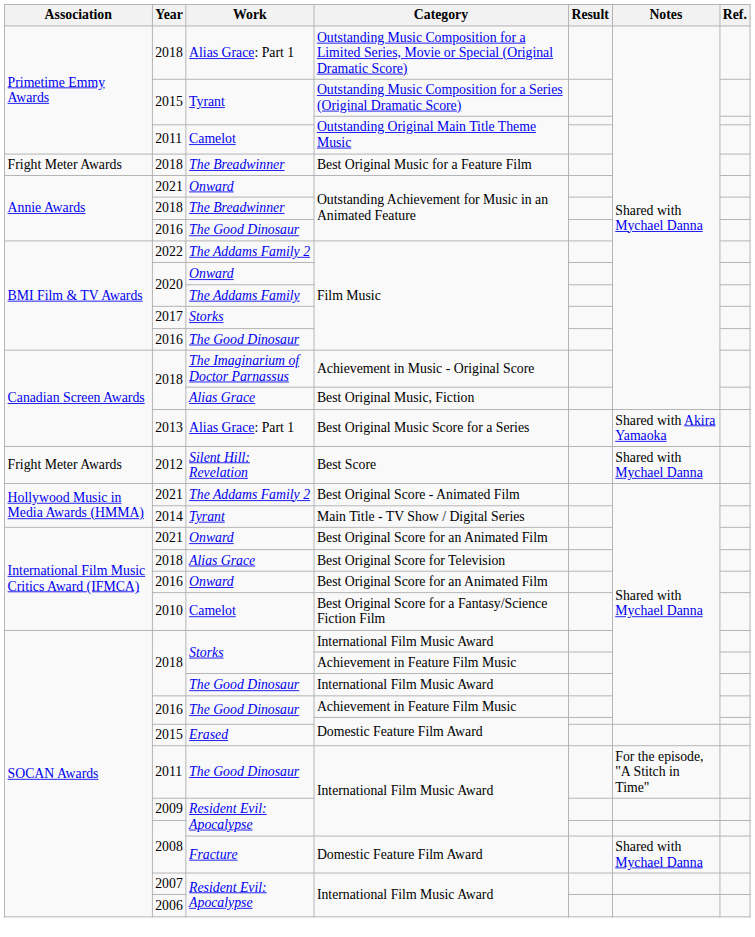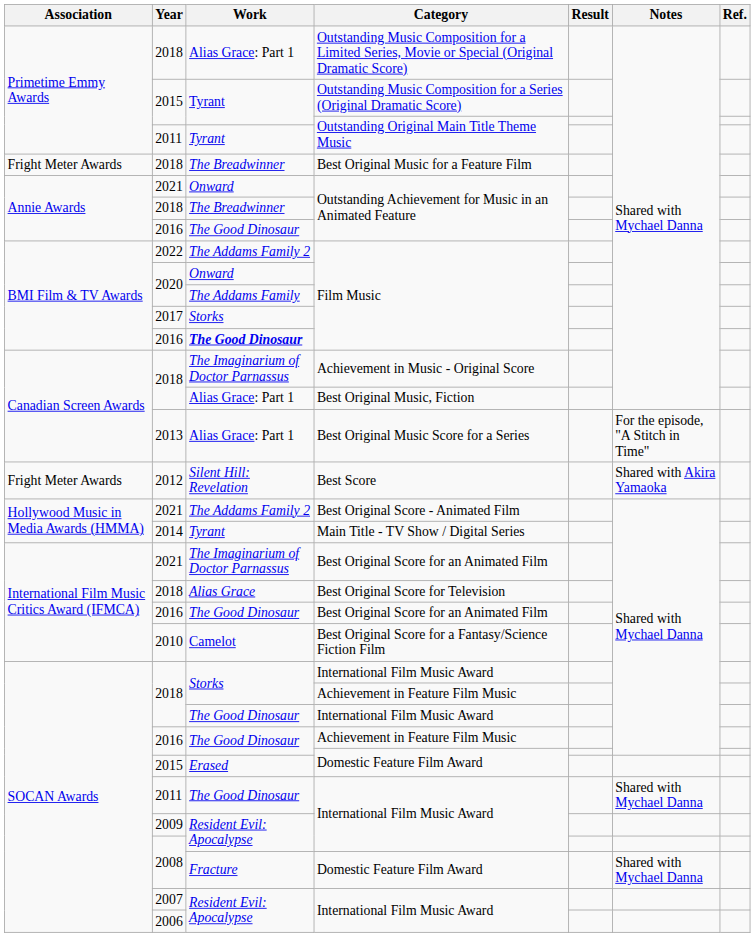(212, 139) Camelot -> (207, 139) Tyrant
(244, 339) normal -> (246, 339) bold
(222, 398) Alias Grace -> (242, 398) Alias Grace: Part 1
(665, 427) Shared with Akira Yamaoka -> (659, 435) For the episode, "A Stitch in Time"
(659, 465) Shared with Mychael Danna -> (665, 480) Shared with Akira Yamaoka
(211, 538) Onward -> (244, 561) The Imaginarium of Doctor Parnassus
(211, 582) Onward -> (244, 613) The Good Dinosaur
(659, 772) For the episode, "A Stitch in Time" -> (659, 795) Shared with Mychael Danna
